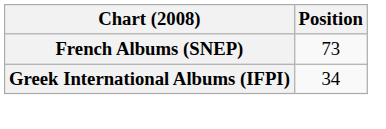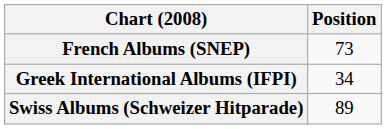+ row: (156, 108)
